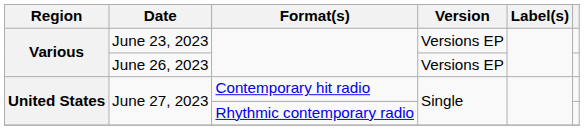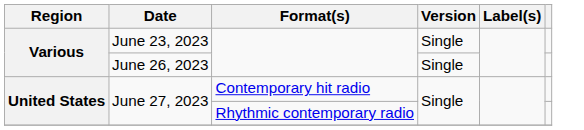(462, 40) Versions EP -> (442, 40) Single
(462, 64) Versions EP -> (442, 64) Single
